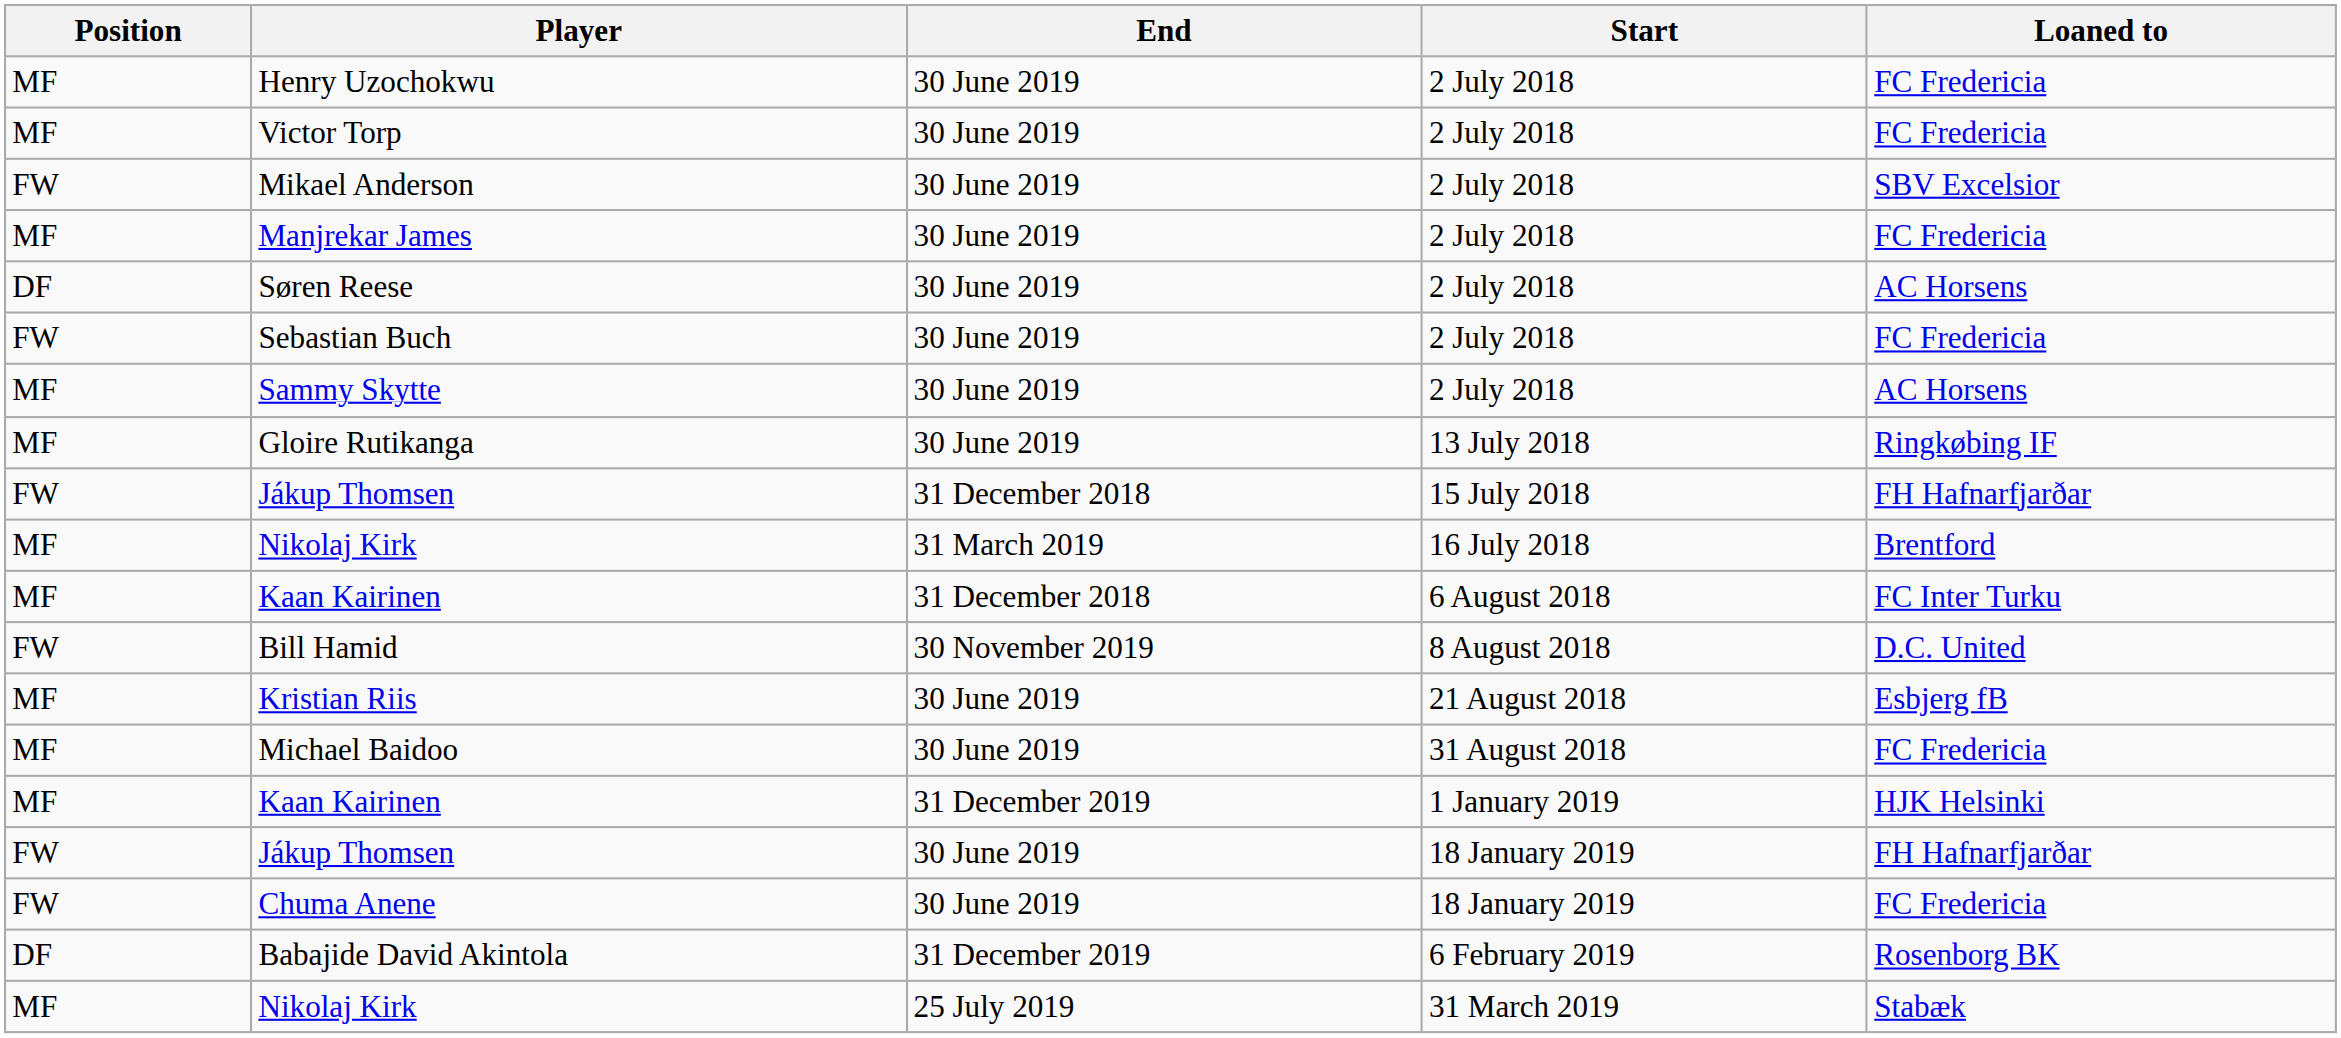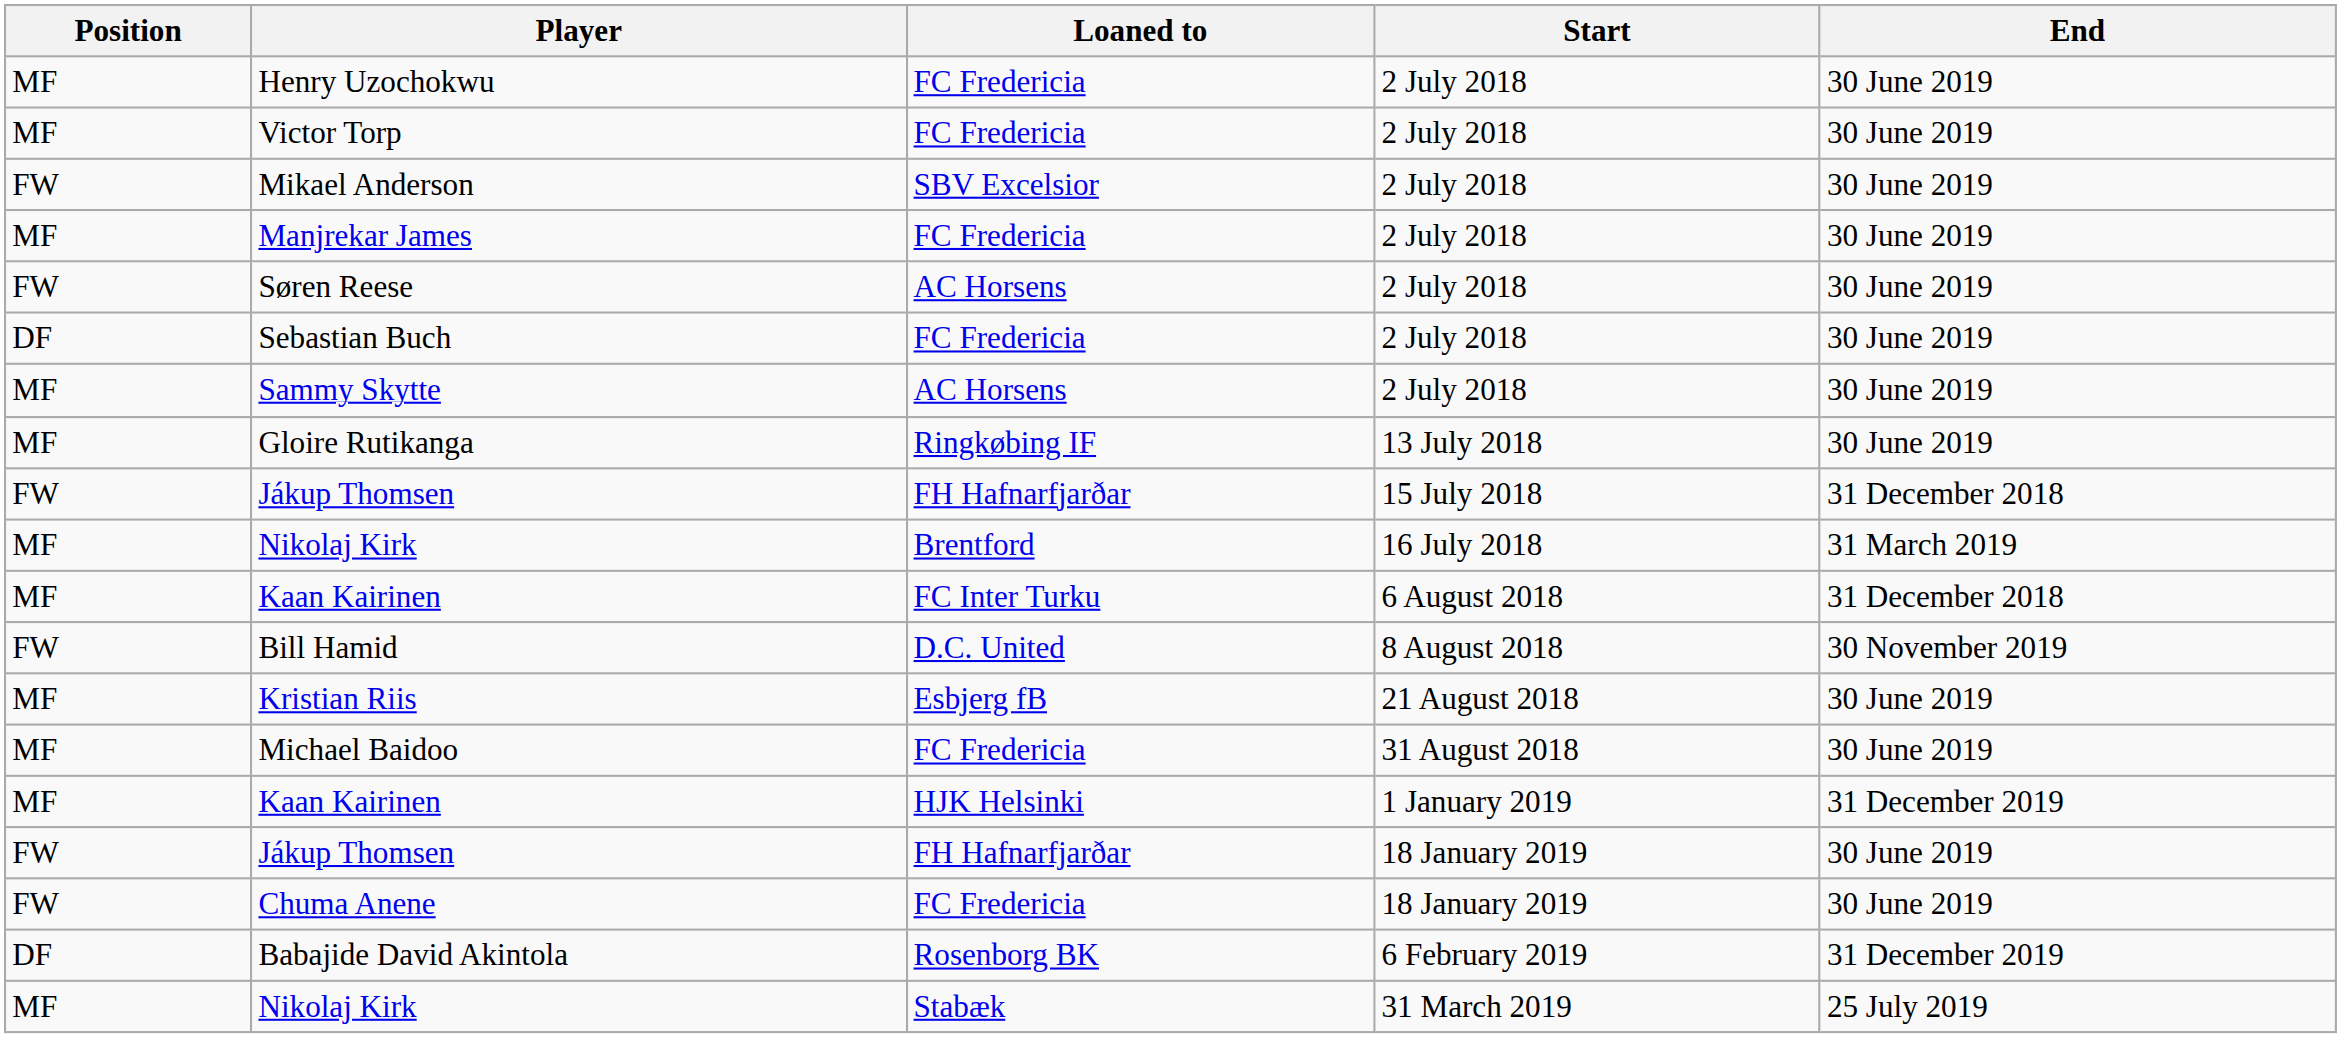columns swapped: (2101, 30) <-> (1164, 30)
(32, 287) DF -> (36, 287) FW
(36, 338) FW -> (32, 338) DF
